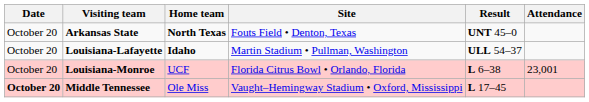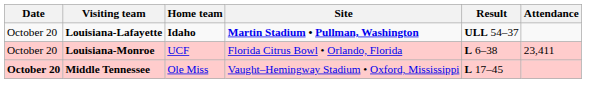- row: (102, 32)
(319, 51) normal -> (323, 32) bold
(542, 69) 23,001 -> (539, 51) 23,411
